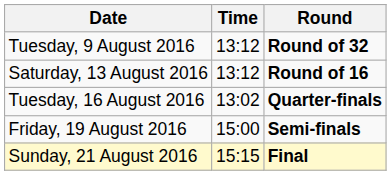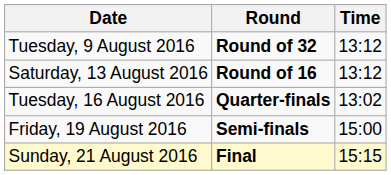columns swapped: (238, 18) <-> (325, 18)
